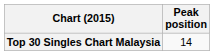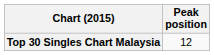(186, 42) 14 -> (186, 42) 12
